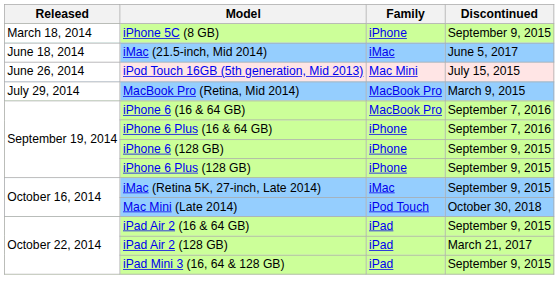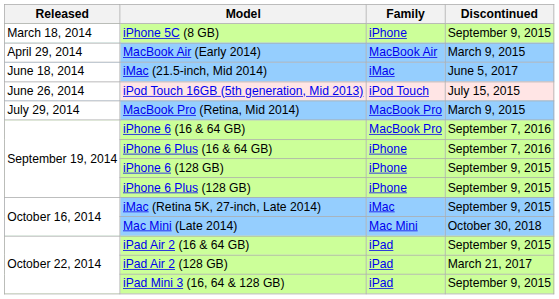+ row: (192, 52)
(393, 71) Mac Mini -> (399, 91) iPod Touch
(399, 206) iPod Touch -> (393, 226) Mac Mini
